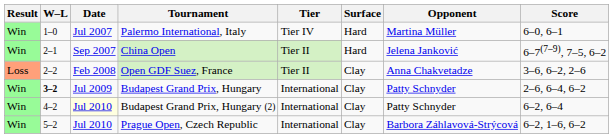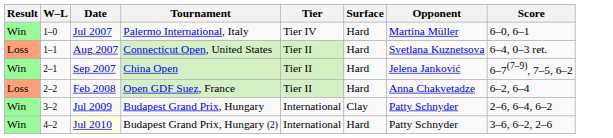+ row: (198, 49)
(355, 70) Clay -> (358, 88) Hard
(554, 70) 3–6, 6–2, 2–6 -> (510, 88) 6–2, 6–4
(50, 88) bold -> (50, 107) normal
(355, 106) Clay -> (358, 124) Hard
(543, 106) 6–2, 6–4 -> (521, 124) 3–6, 6–2, 2–6
- row: (189, 124)
